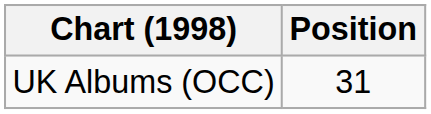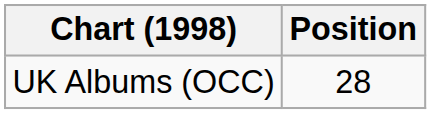(353, 81) 31 -> (353, 81) 28
